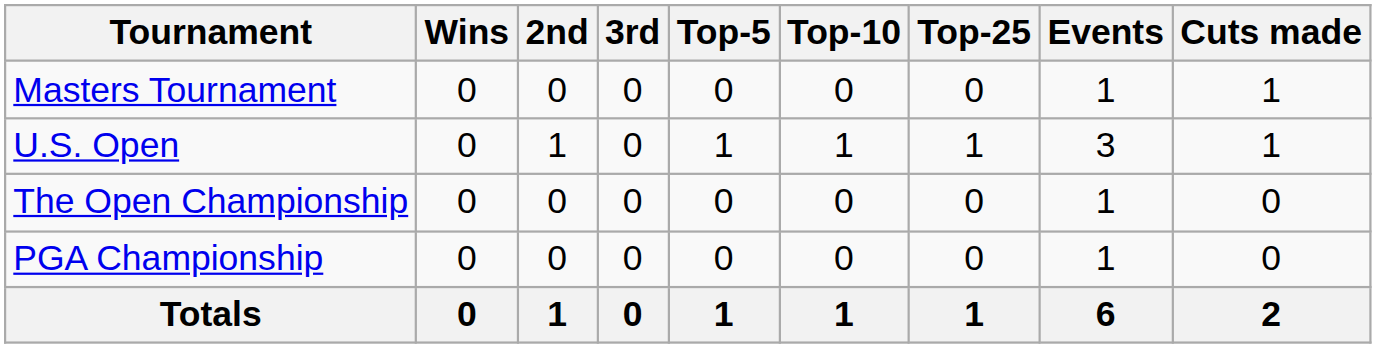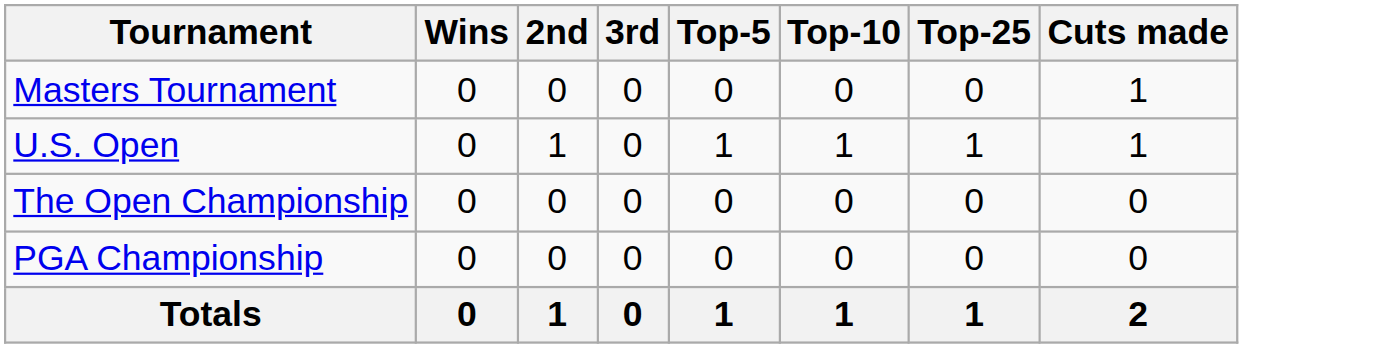- column: (1106, 32)
